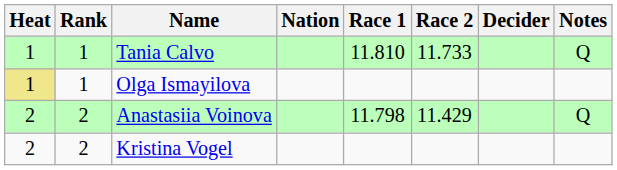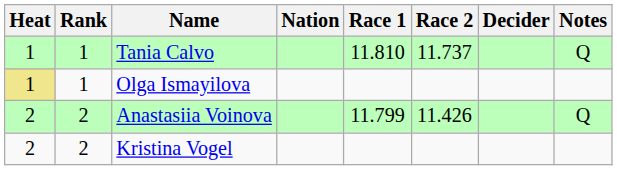(444, 52) 11.733 -> (444, 52) 11.737
(378, 116) 11.798 -> (378, 116) 11.799
(444, 116) 11.429 -> (444, 116) 11.426
